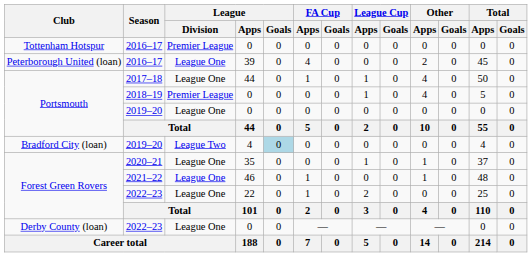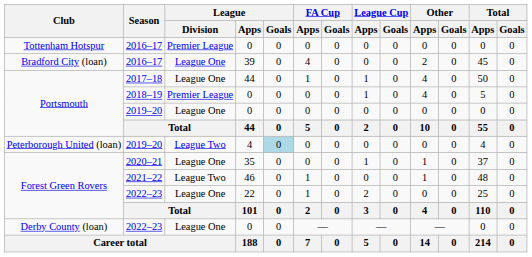(64, 62) Peterborough United (loan) -> (64, 62) Bradford City (loan)
(64, 144) Bradford City (loan) -> (64, 144) Peterborough United (loan)
(200, 177) League One -> (200, 177) League Two
